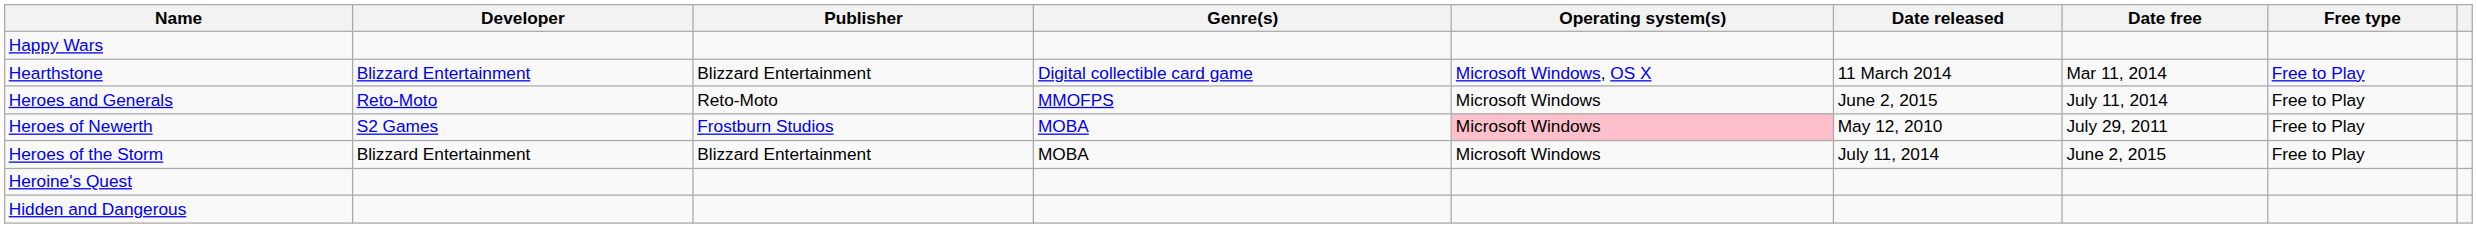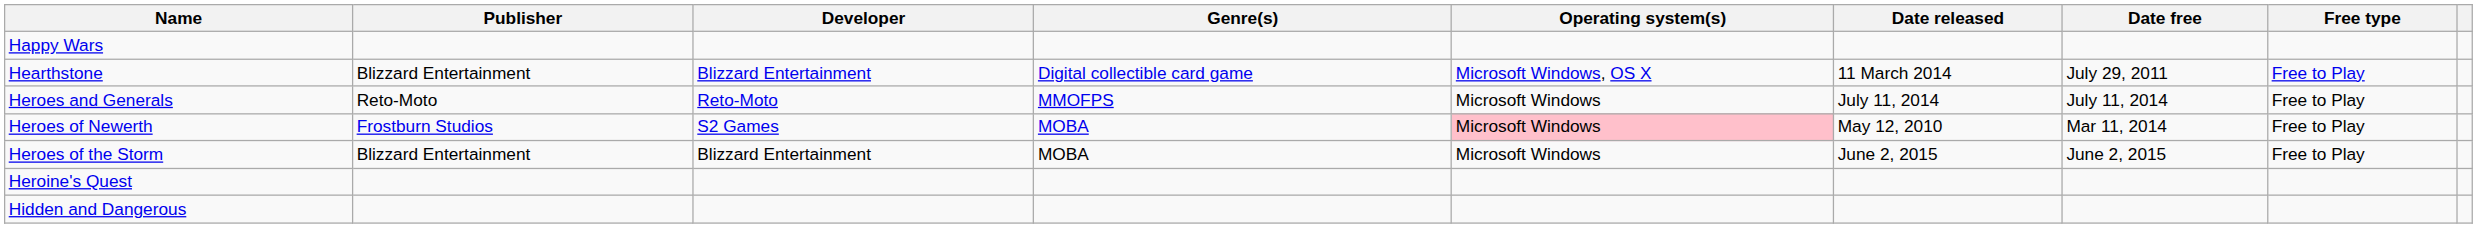columns swapped: (523, 18) <-> (864, 18)
(2117, 72) Mar 11, 2014 -> (2117, 72) July 29, 2011
(1888, 100) June 2, 2015 -> (1888, 100) July 11, 2014
(2117, 127) July 29, 2011 -> (2117, 127) Mar 11, 2014
(1888, 154) July 11, 2014 -> (1888, 154) June 2, 2015
